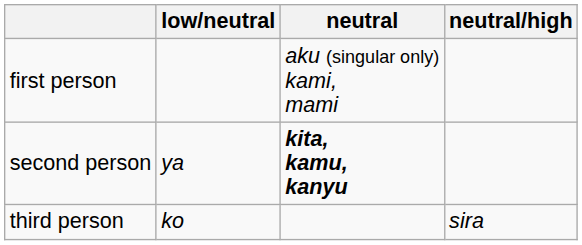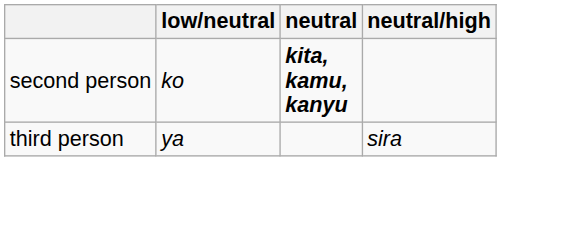- row: (63, 80)
(173, 163) ya -> (173, 80) ko
(173, 221) ko -> (173, 138) ya
